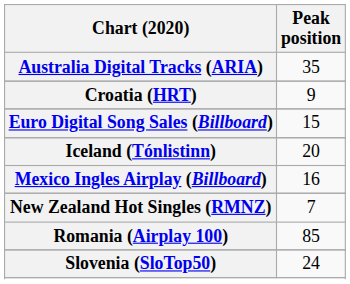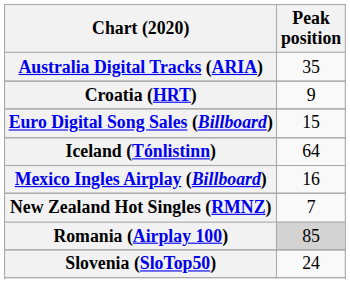(311, 151) 20 -> (311, 151) 64
(311, 235) no background -> (311, 235) lightgrey background
